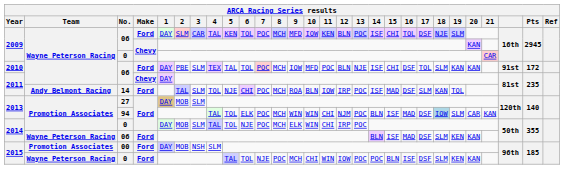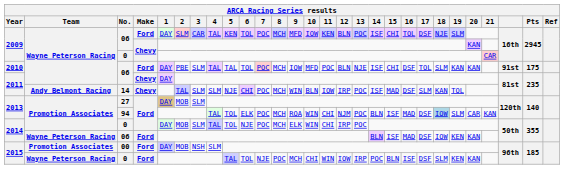(215, 67) TEX -> (215, 67) TAL
(533, 67) 172 -> (533, 67) 175
(146, 90) Ford -> (146, 90) Chevy
(215, 90) TOL -> (215, 90) SLM
(296, 90) ROA -> (296, 90) WIN
(296, 113) WIN -> (296, 113) ROA
(441, 136) SLM -> (441, 136) IOW
(360, 158) POC -> (360, 158) IRP
